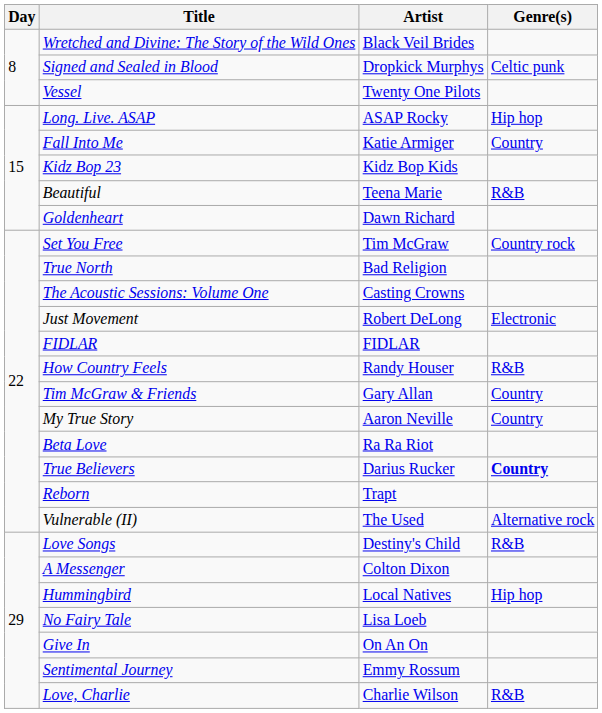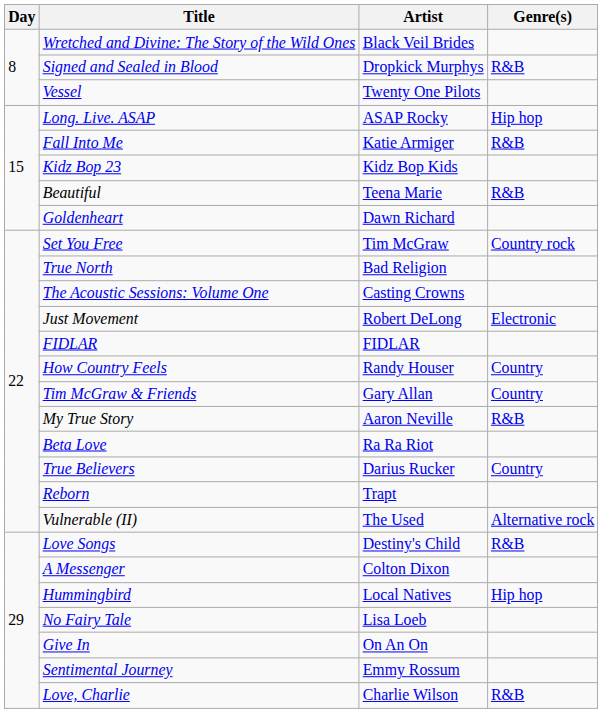(528, 67) Celtic punk -> (508, 67) R&B
(517, 142) Country -> (508, 142) R&B
(508, 368) R&B -> (517, 368) Country
(517, 419) Country -> (508, 419) R&B
(520, 469) bold -> (517, 469) normal
